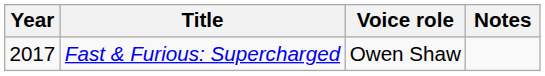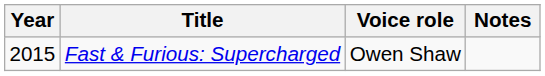(32, 53) 2017 -> (32, 53) 2015
